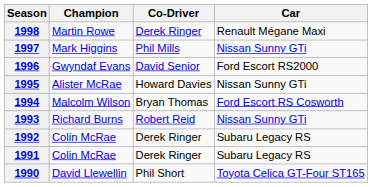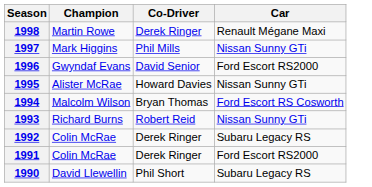(264, 155) Subaru Legacy RS -> (267, 155) Ford Escort RS2000
(291, 173) Toyota Celica GT-Four ST165 -> (264, 173) Subaru Legacy RS
